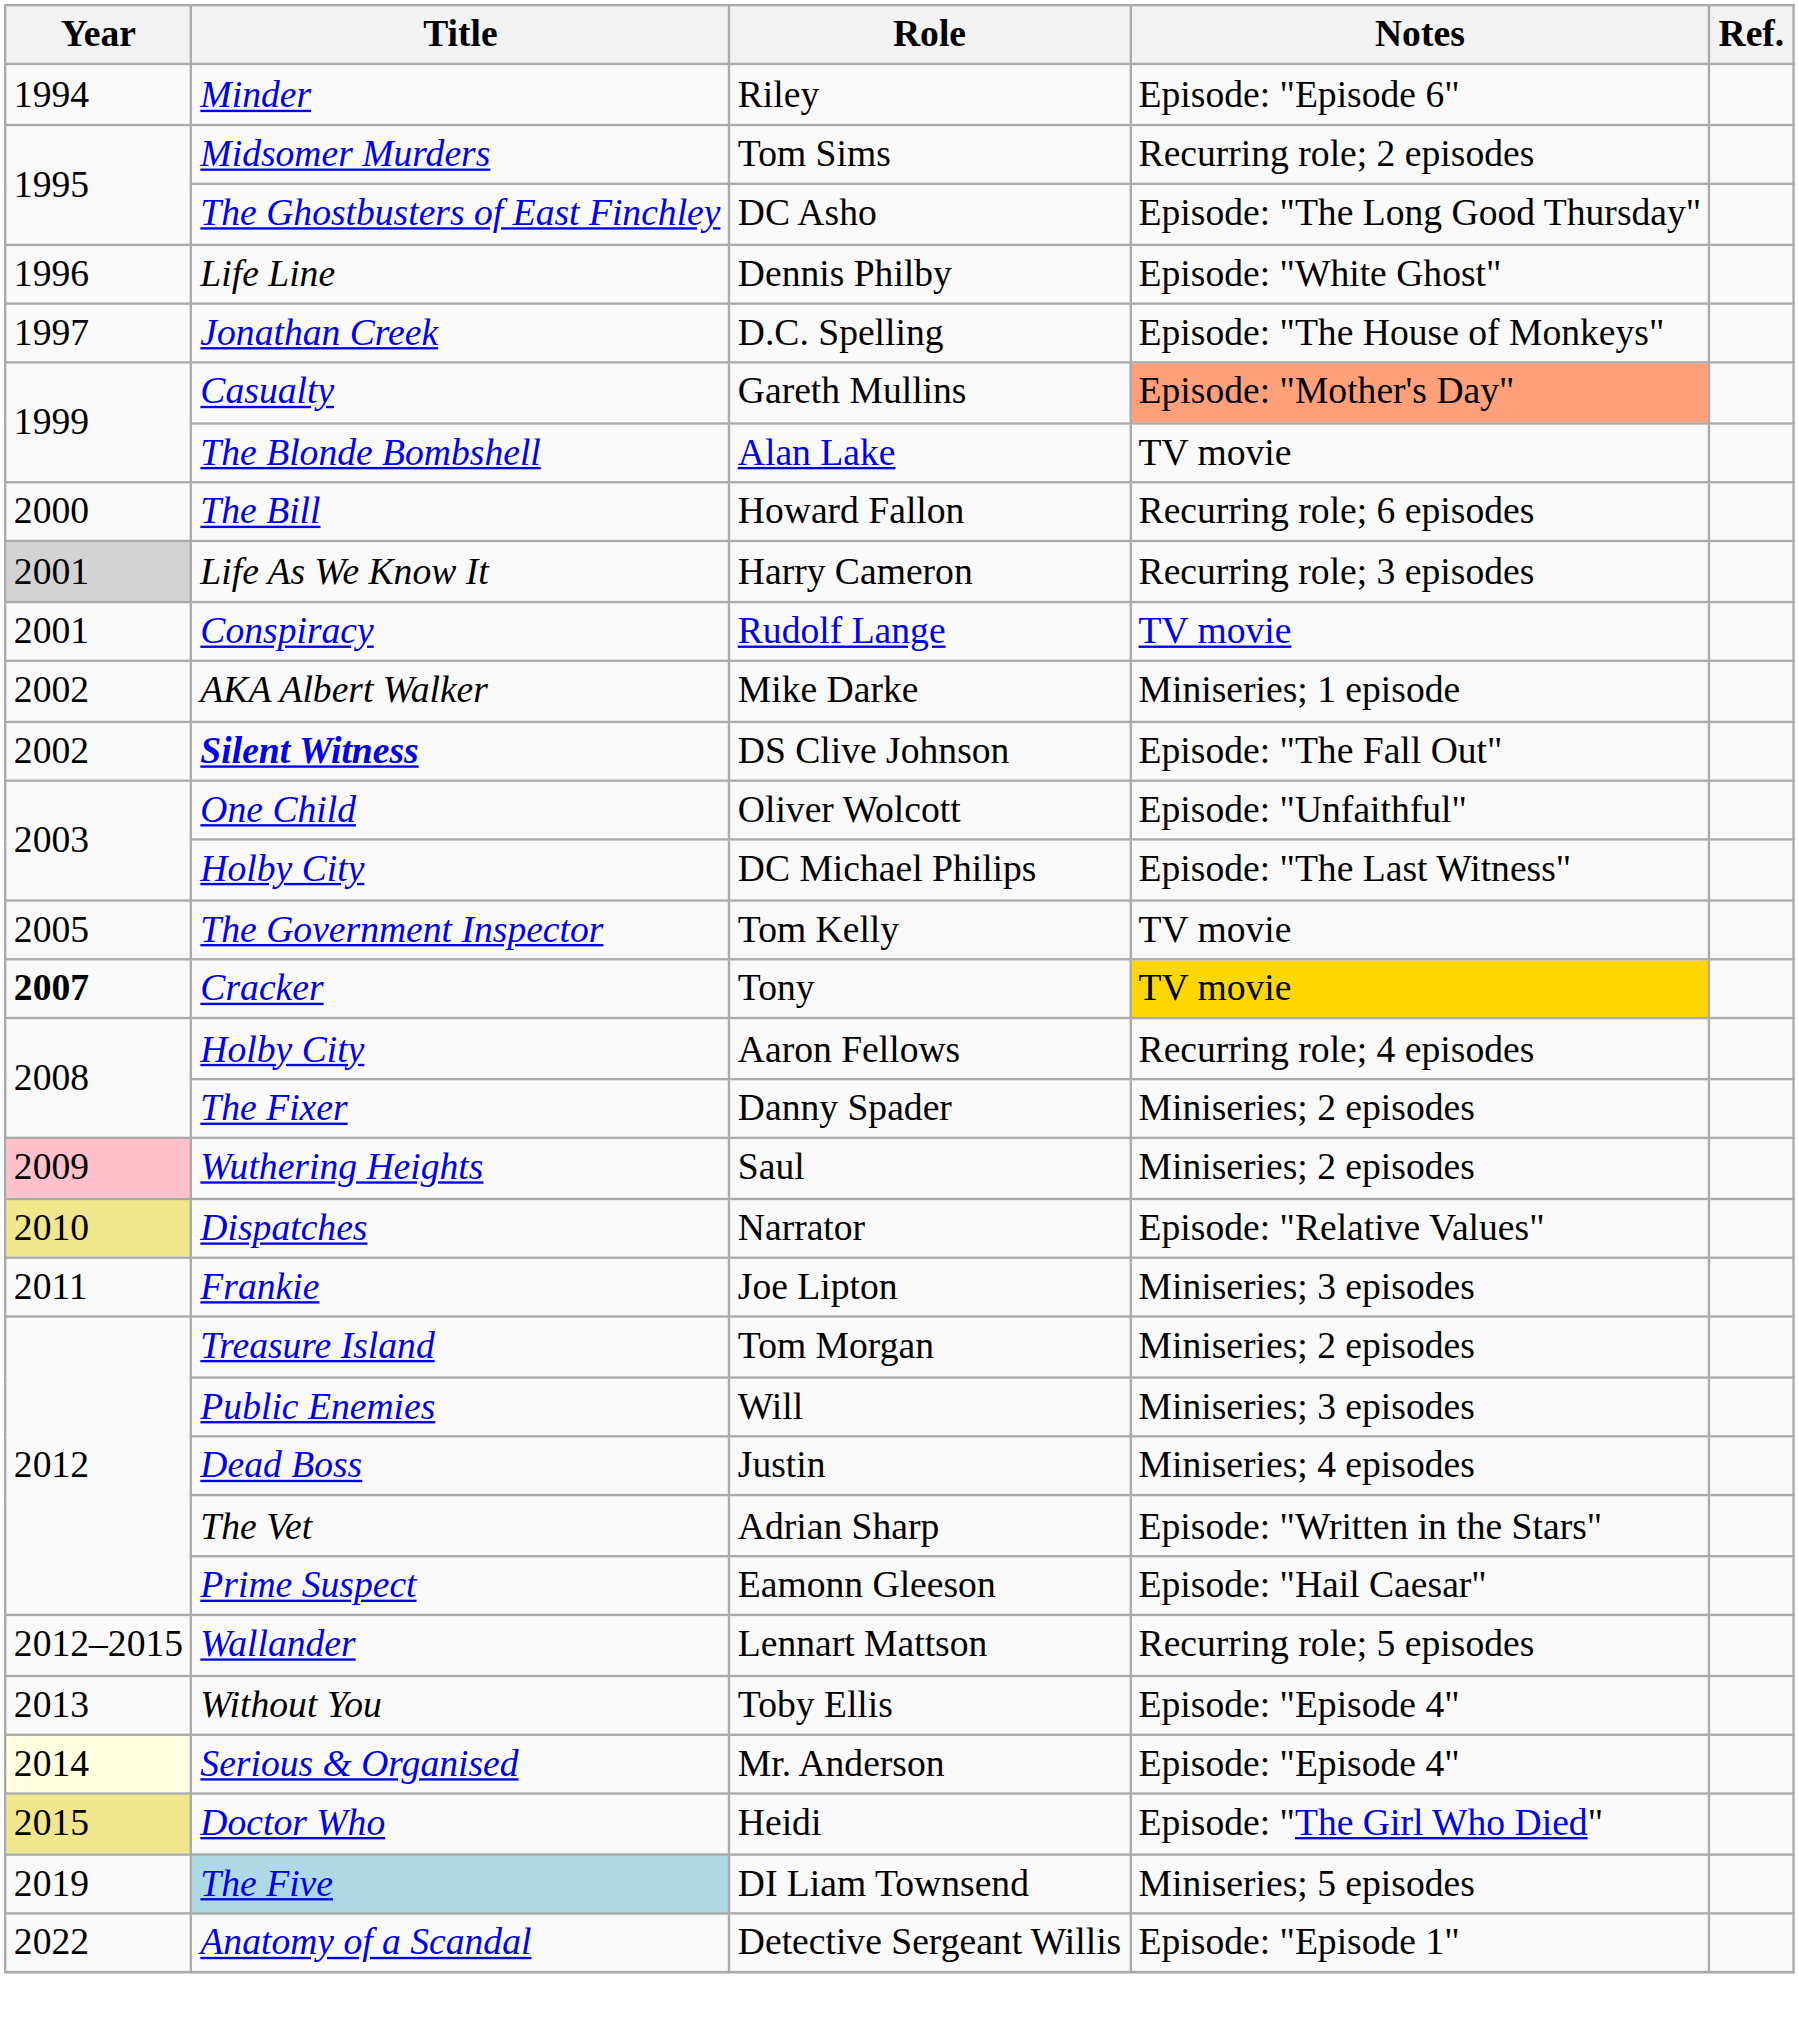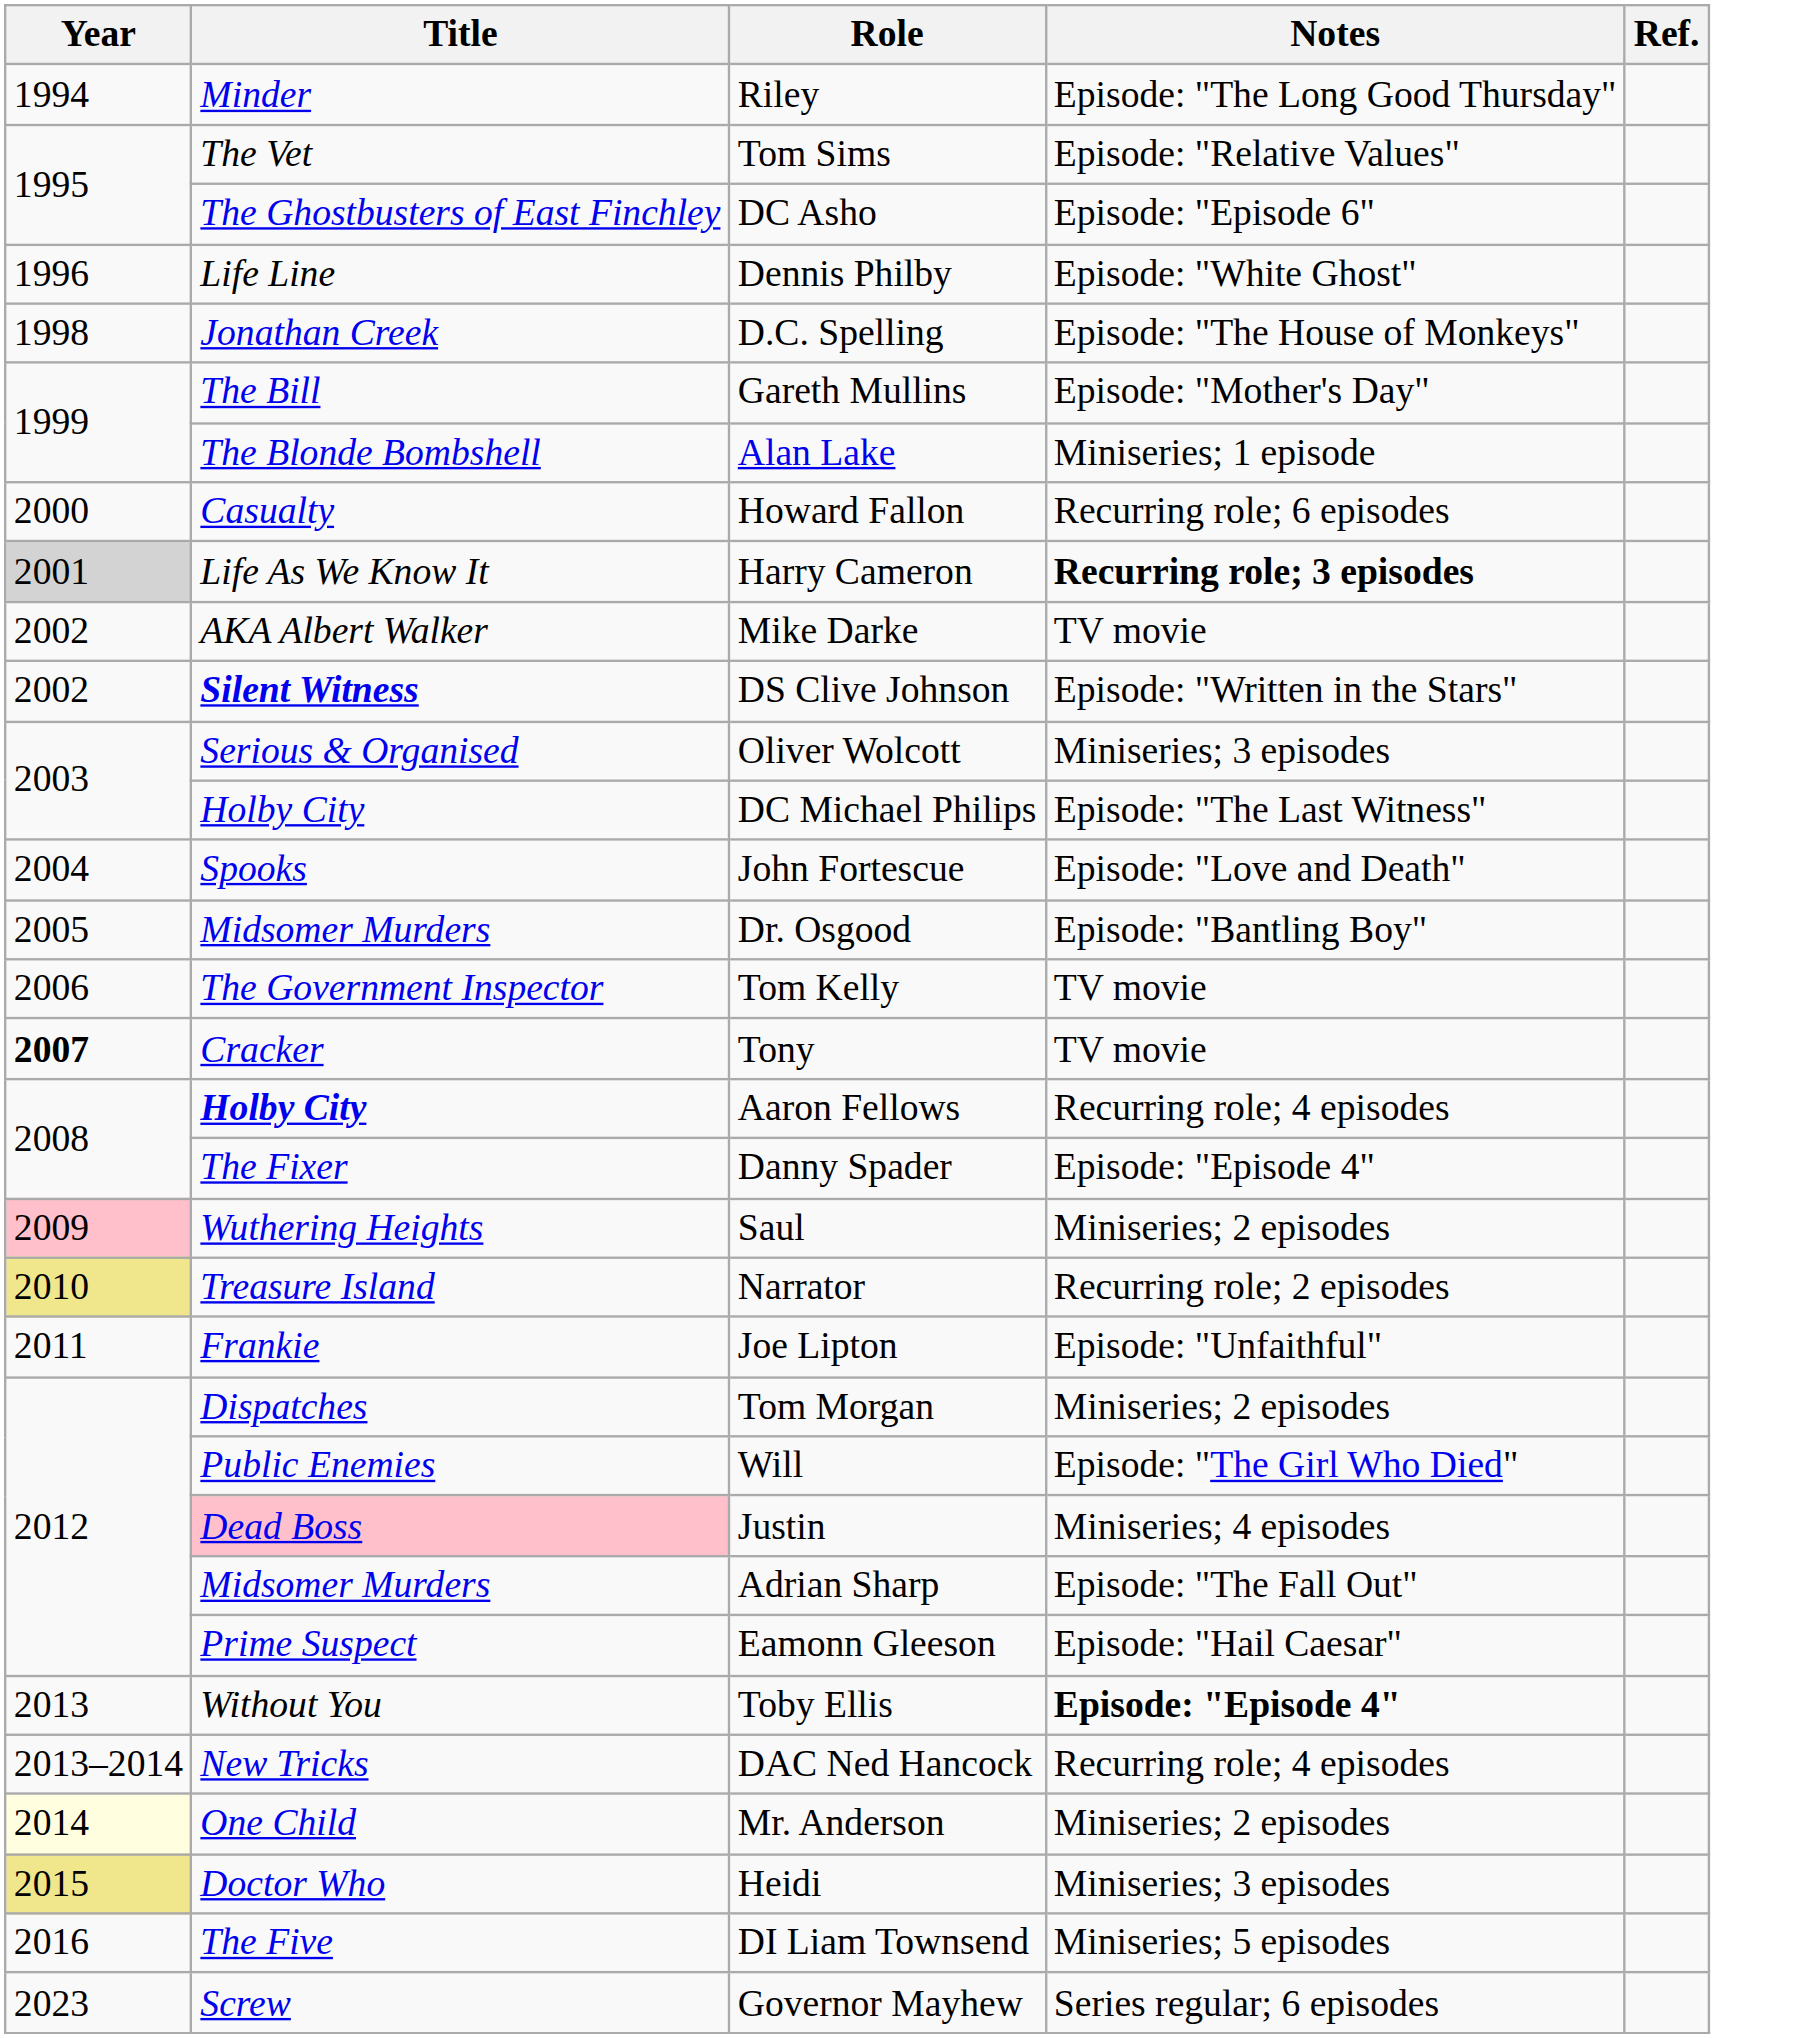(1299, 93) Episode: "Episode 6" -> (1335, 93) Episode: "The Long Good Thursday"
(345, 153) Midsomer Murders -> (256, 153) The Vet
(1336, 153) Recurring role; 2 episodes -> (1257, 153) Episode: "Relative Values"
(1420, 213) Episode: "The Long Good Thursday" -> (1214, 213) Episode: "Episode 6"
(51, 332) 1997 -> (51, 332) 1998
(267, 392) Casualty -> (260, 392) The Bill
(1326, 392) lightsalmon background -> (1242, 392) no background
(1215, 451) TV movie -> (1215, 451) Miniseries; 1 episode
(260, 511) The Bill -> (267, 511) Casualty
(1336, 570) normal -> (1264, 570) bold
- row: (842, 630)
(1299, 690) Miniseries; 1 episode -> (1130, 630) TV movie
(1320, 749) Episode: "The Fall Out" -> (1286, 690) Episode: "Written in the Stars"
(278, 809) One Child -> (359, 749) Serious & Organised
(1303, 809) Episode: "Unfaithful" -> (1222, 749) Miniseries; 3 episodes
+ row: (851, 869)
+ row: (824, 928)
(51, 928) 2005 -> (51, 988) 2006
(1215, 988) gold background -> (1130, 1048) no background
(282, 1048) normal -> (283, 1107) bold
(1307, 1107) Miniseries; 2 episodes -> (1214, 1167) Episode: "Episode 4"
(284, 1226) Dispatches -> (318, 1286) Treasure Island
(1342, 1226) Episode: "Relative Values" -> (1252, 1286) Recurring role; 2 episodes
(1307, 1286) Miniseries; 3 episodes -> (1218, 1346) Episode: "Unfaithful"
(318, 1346) Treasure Island -> (284, 1405) Dispatches
(1307, 1405) Miniseries; 3 episodes -> (1286, 1465) Episode: "The Girl Who Died"
(281, 1465) no background -> (281, 1525) pink background
(256, 1525) The Vet -> (345, 1584) Midsomer Murders
(1370, 1525) Episode: "Written in the Stars" -> (1236, 1584) Episode: "The Fall Out"
- row: (863, 1644)
(1299, 1703) normal -> (1227, 1703) bold
+ row: (885, 1763)
(359, 1763) Serious & Organised -> (278, 1823) One Child
(1299, 1763) Episode: "Episode 4" -> (1222, 1823) Miniseries; 2 episodes
(1371, 1823) Episode: "The Girl Who Died" -> (1222, 1882) Miniseries; 3 episodes
(51, 1882) 2019 -> (51, 1942) 2016
(267, 1882) lightblue background -> (267, 1942) no background
- row: (930, 1942)
+ row: (880, 2002)
